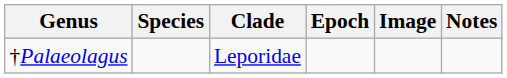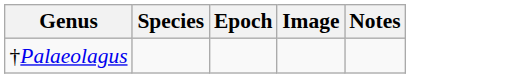- column: (257, 21)
